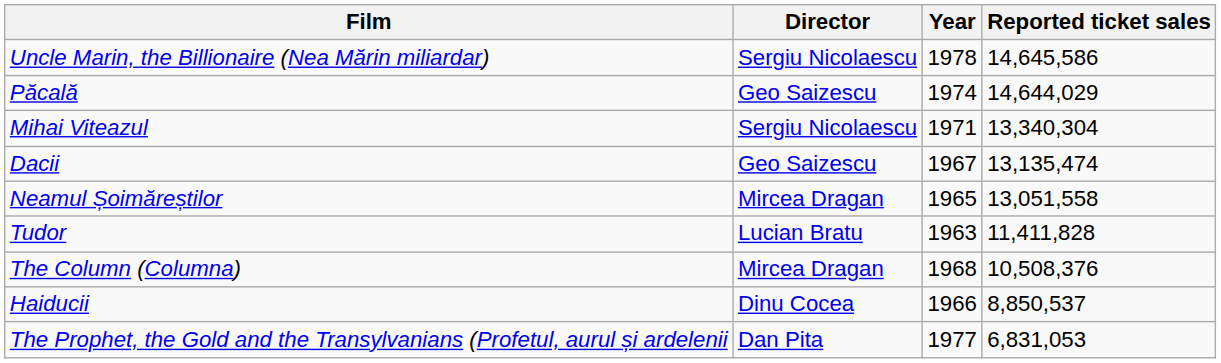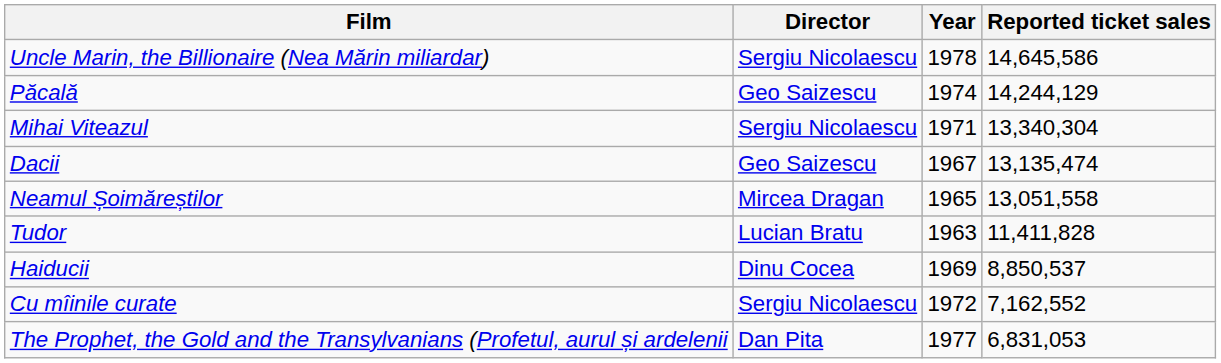(1043, 92) 14,644,029 -> (1043, 92) 14,244,129
- row: (125, 269)
(952, 304) 1966 -> (952, 269) 1969
+ row: (93, 304)
